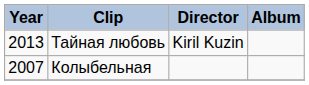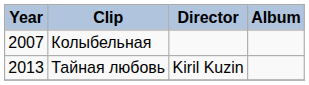rows swapped: (101, 68) <-> (108, 43)
